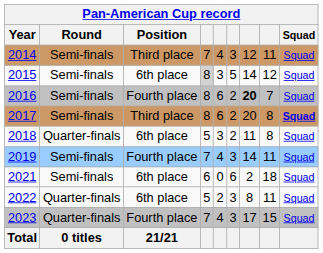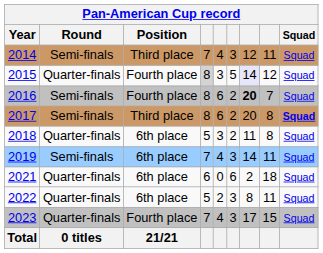(82, 75) Semi-finals -> (82, 75) Quarter-finals
(162, 75) 6th place -> (162, 75) Fourth place
(250, 75) no background -> (250, 75) lavender background
(162, 156) Fourth place -> (162, 156) 6th place
(82, 177) Semi-finals -> (82, 177) Quarter-finals
